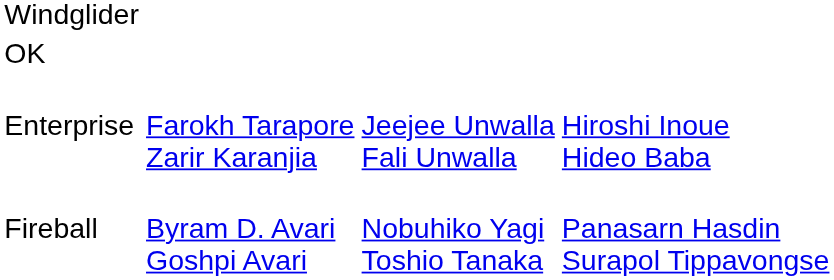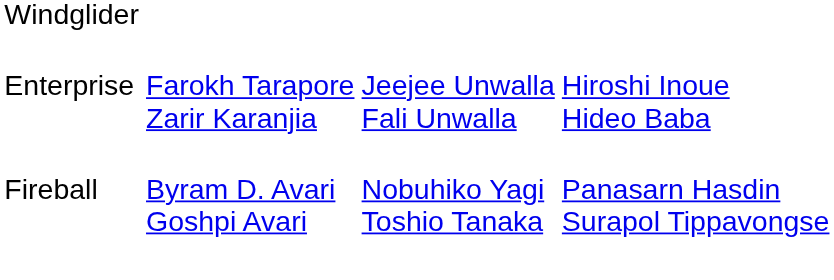- row: (25, 54)
